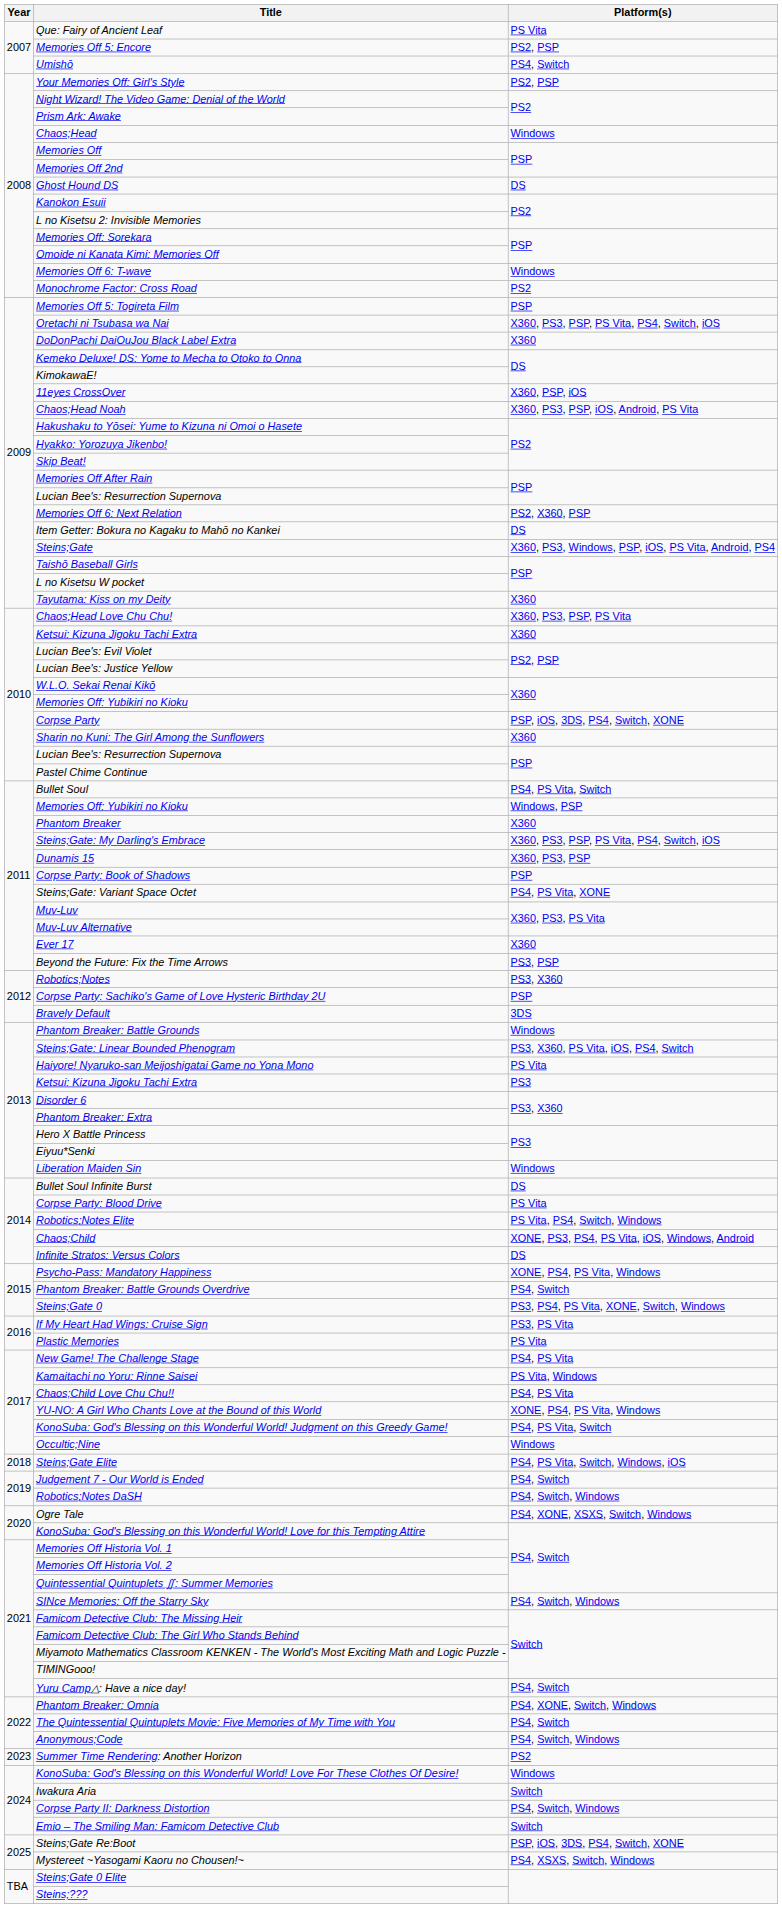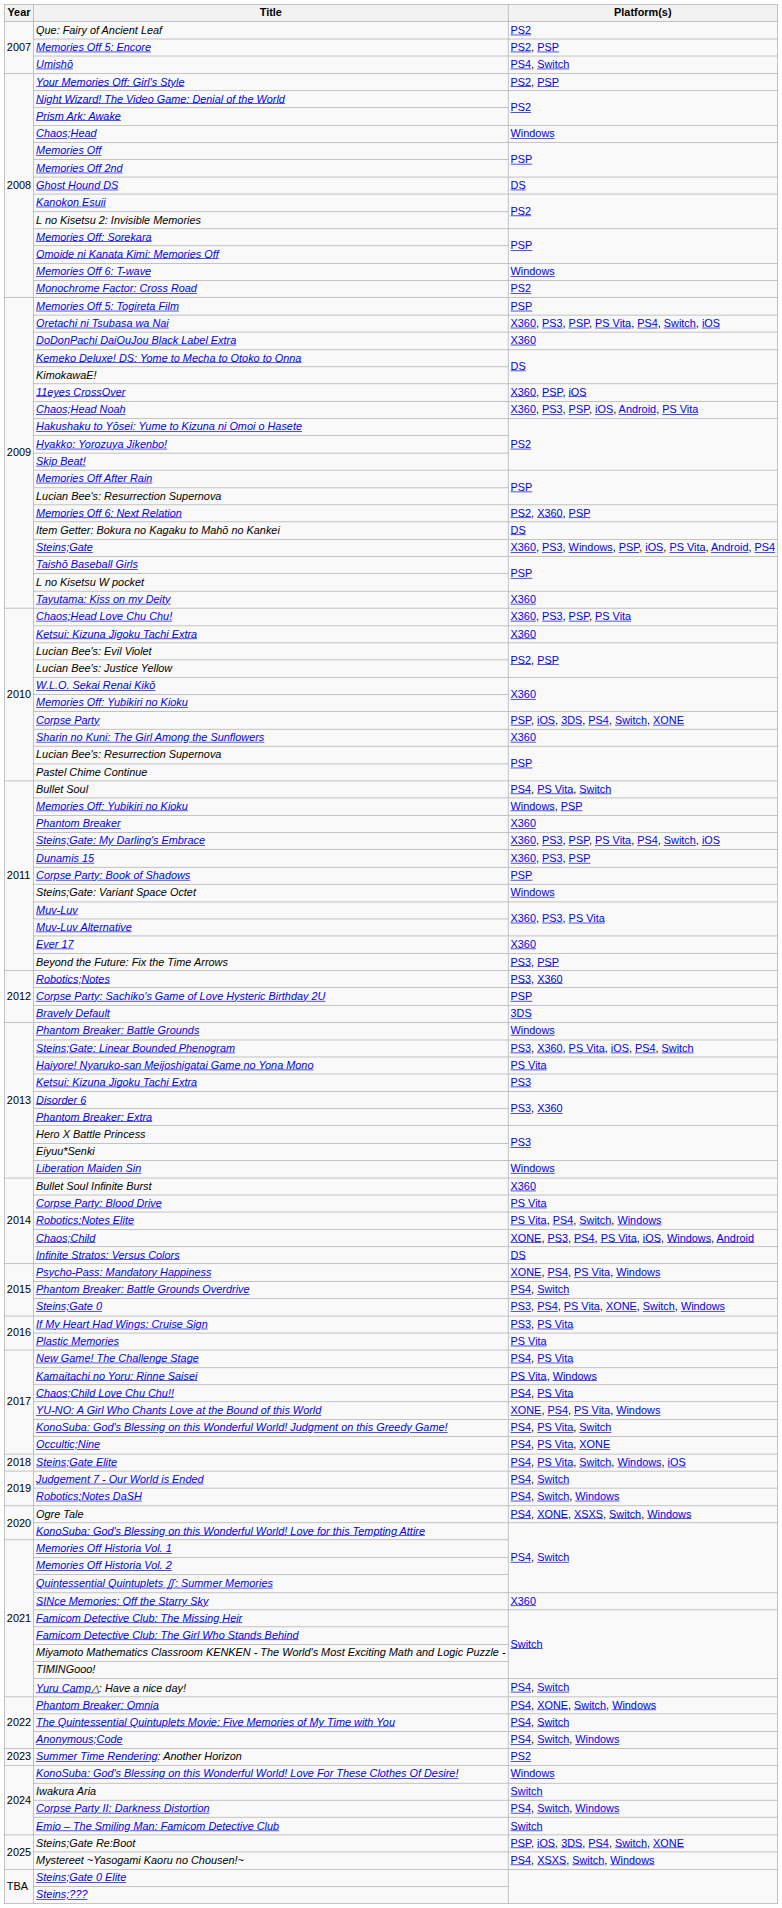(529, 30) PS Vita -> (521, 30) PS2
(560, 893) PS4, PS Vita, XONE -> (533, 893) Windows
(518, 1186) DS -> (523, 1186) X360
(533, 1445) Windows -> (560, 1445) PS4, PS Vita, XONE
(565, 1601) PS4, Switch, Windows -> (523, 1601) X360
